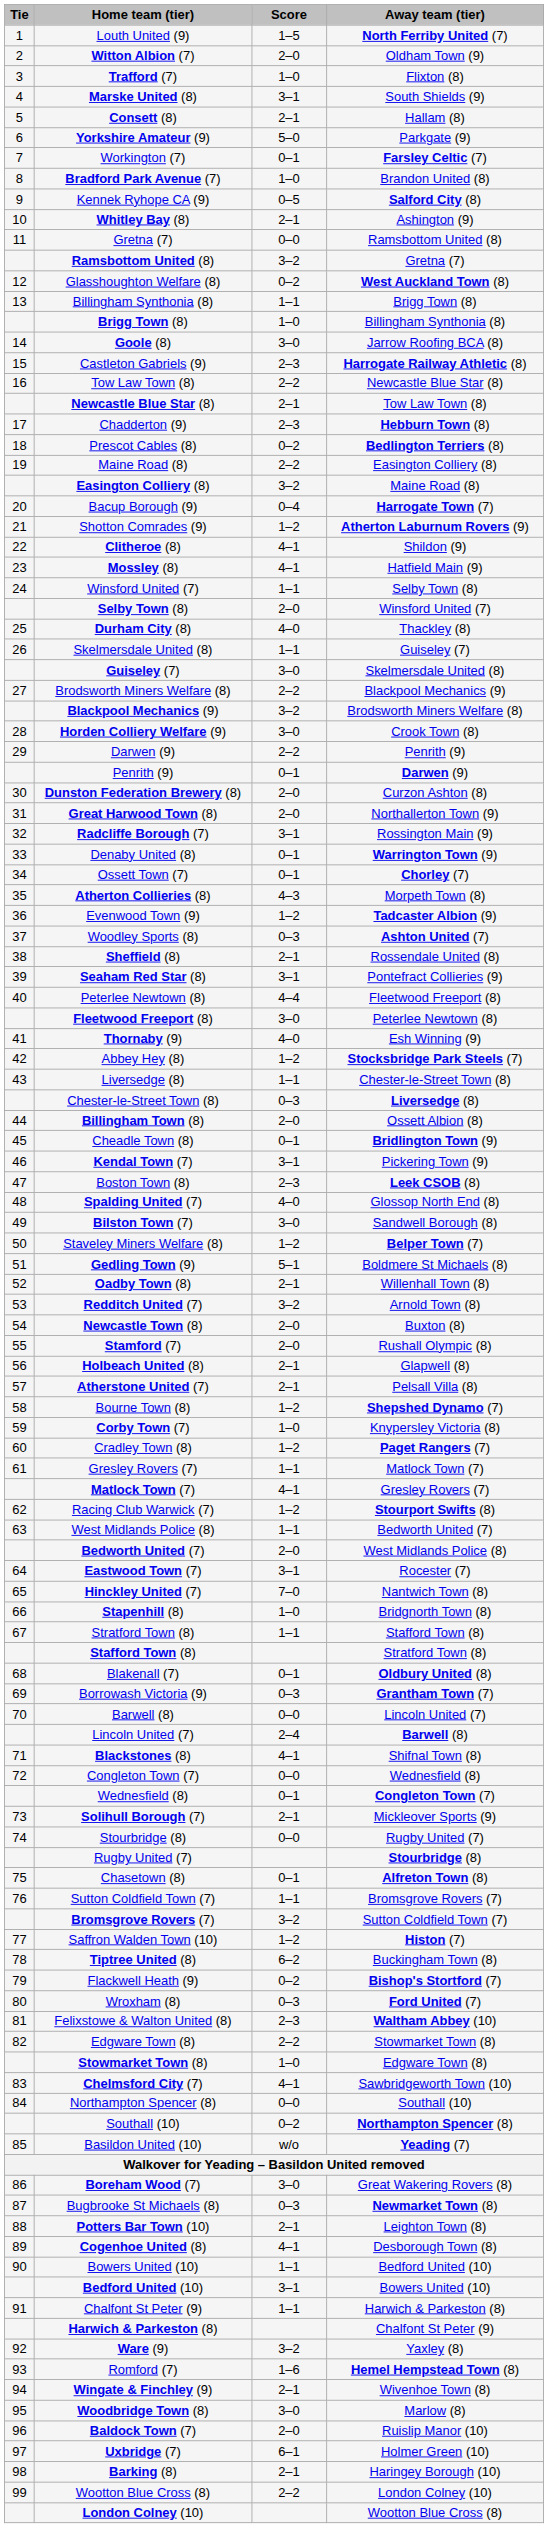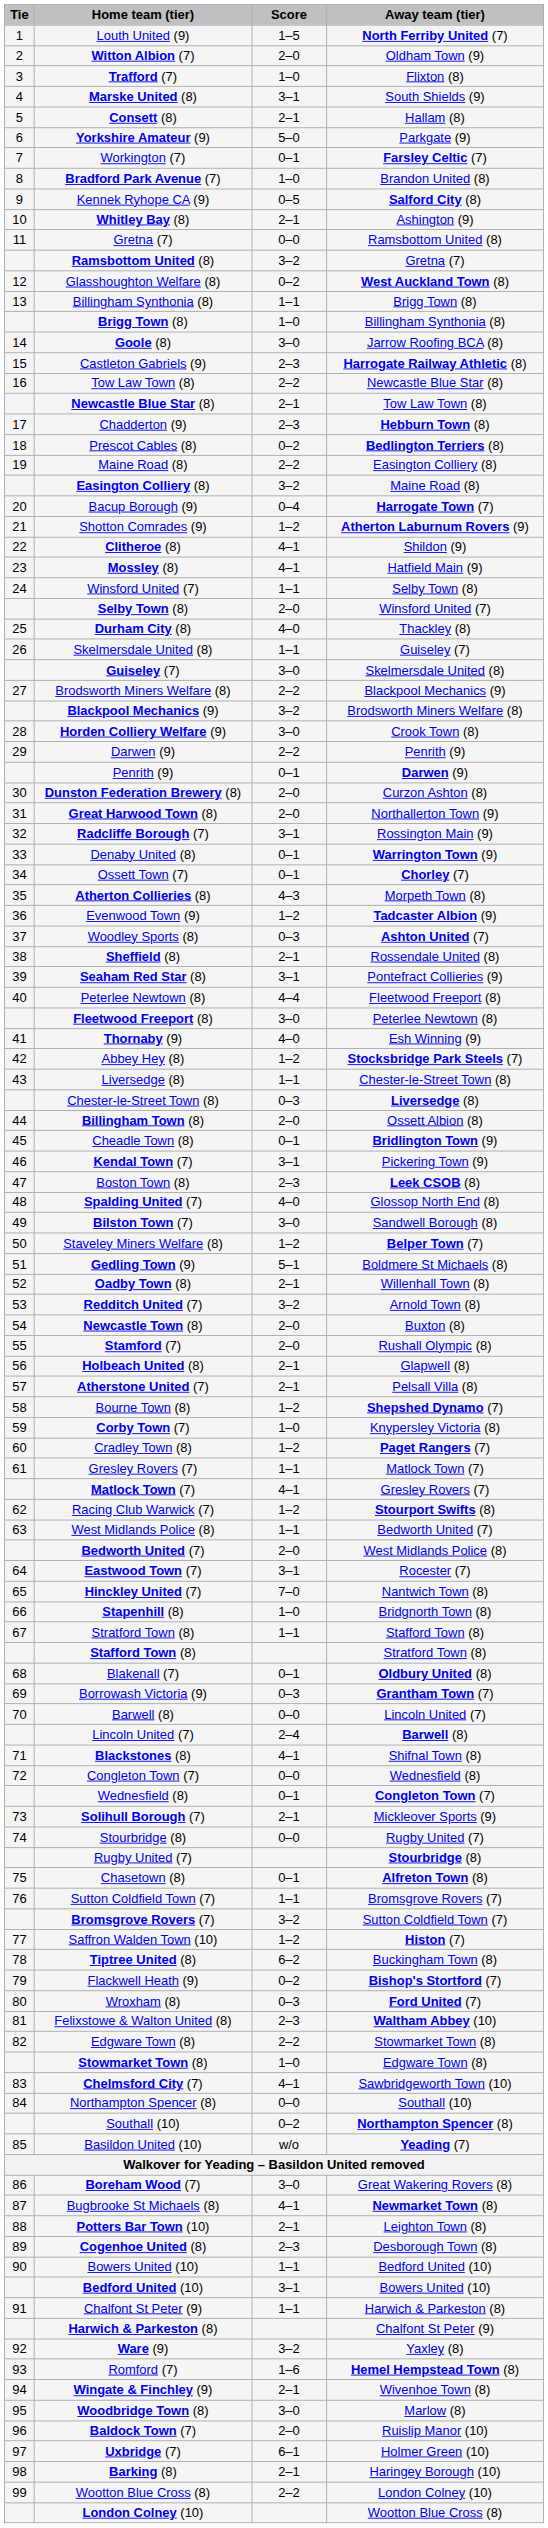(289, 2206) 0–3 -> (289, 2206) 4–1
(289, 2247) 4–1 -> (289, 2247) 2–3
